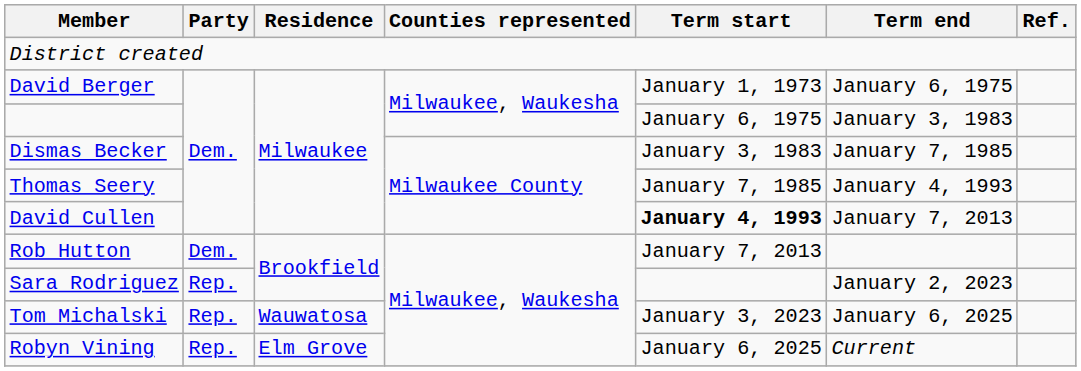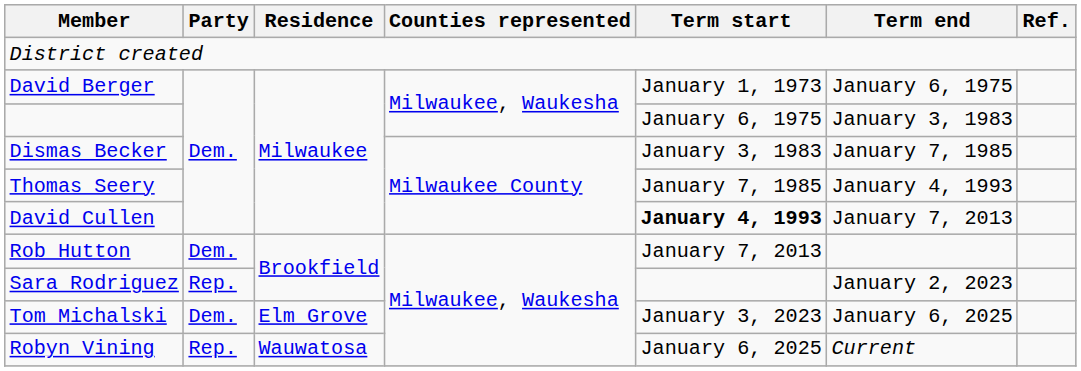(213, 317) Rep. -> (213, 317) Dem.
(313, 317) Wauwatosa -> (313, 317) Elm Grove
(313, 350) Elm Grove -> (313, 350) Wauwatosa
